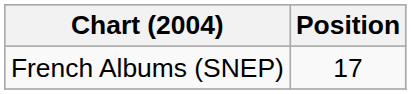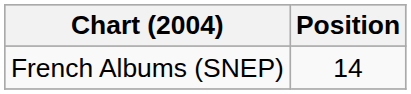(348, 67) 17 -> (348, 67) 14
